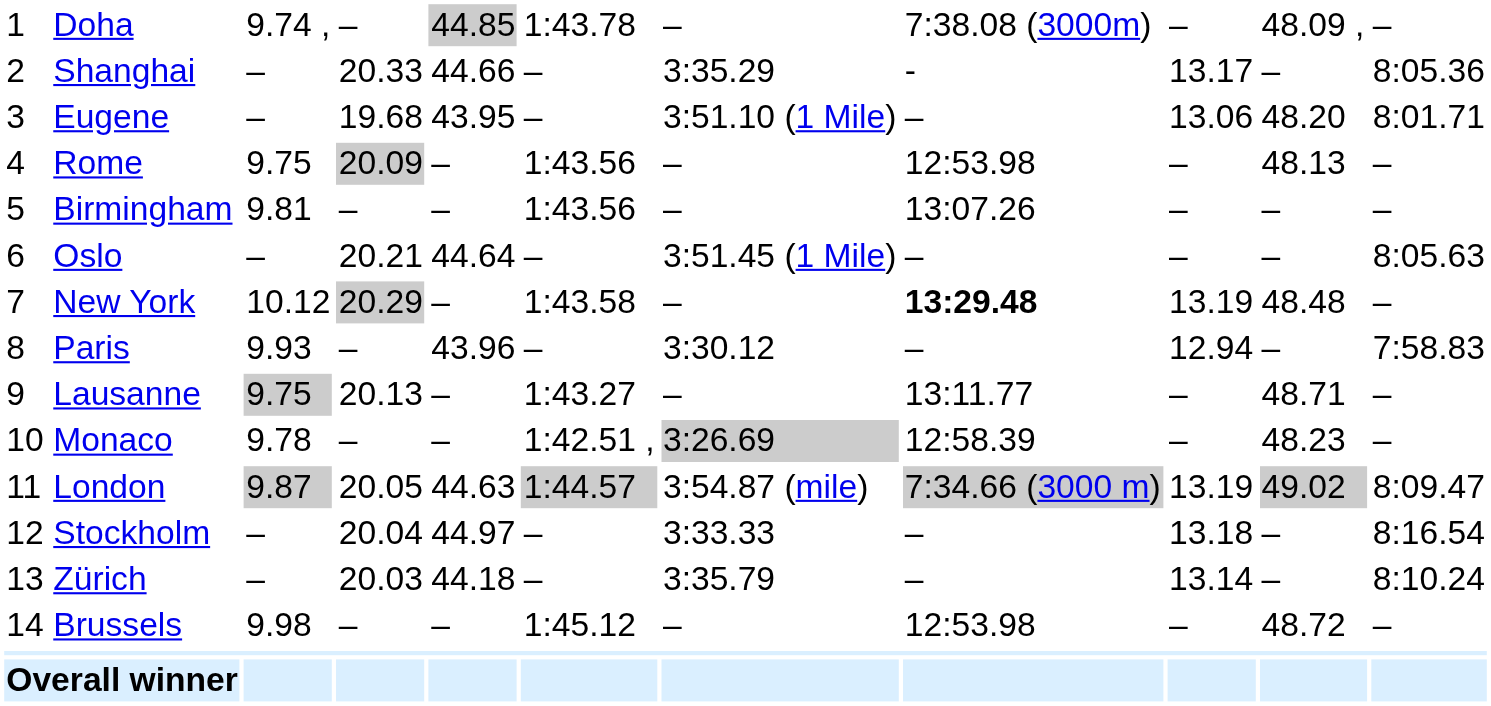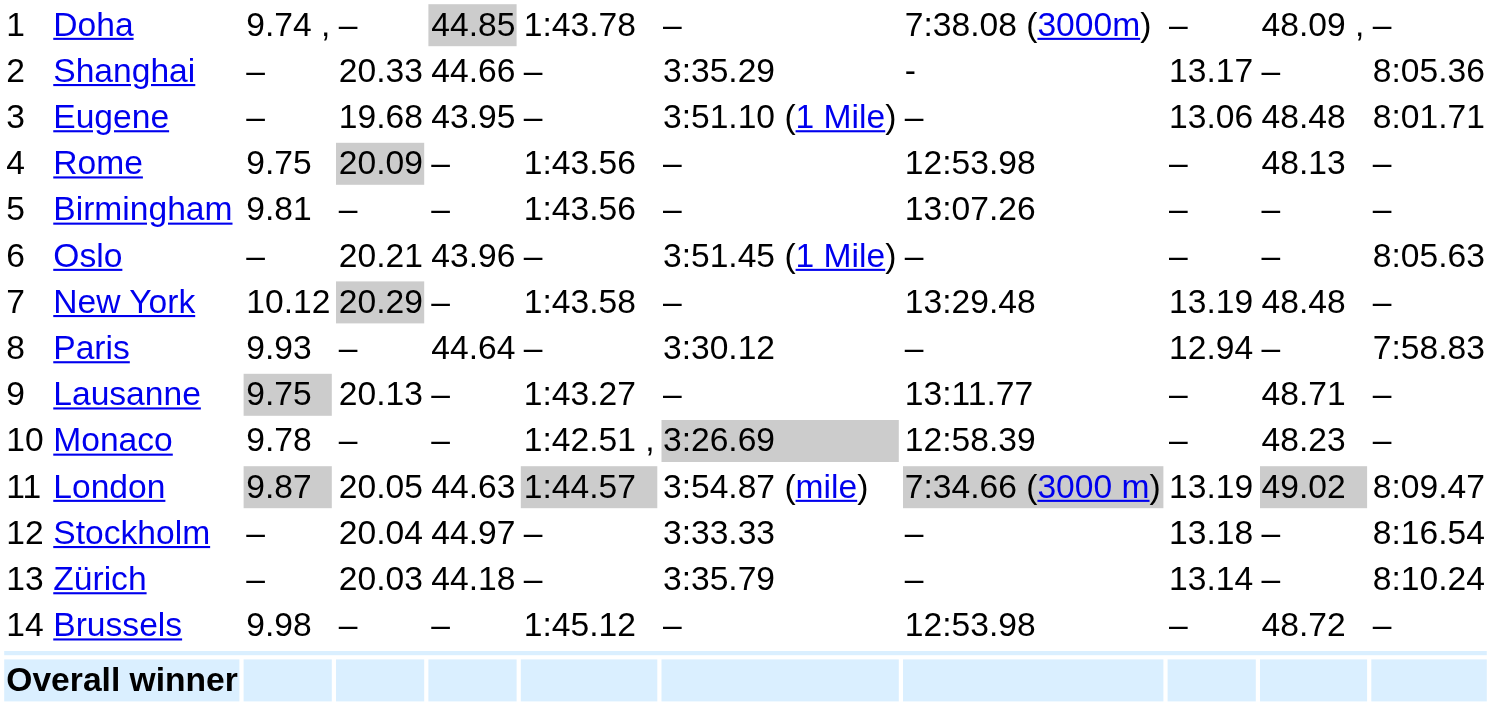(1304, 117) 48.20 -> (1304, 117) 48.48
(473, 255) 44.64 -> (473, 255) 43.96
(971, 301) bold -> (970, 301) normal
(473, 348) 43.96 -> (473, 348) 44.64
